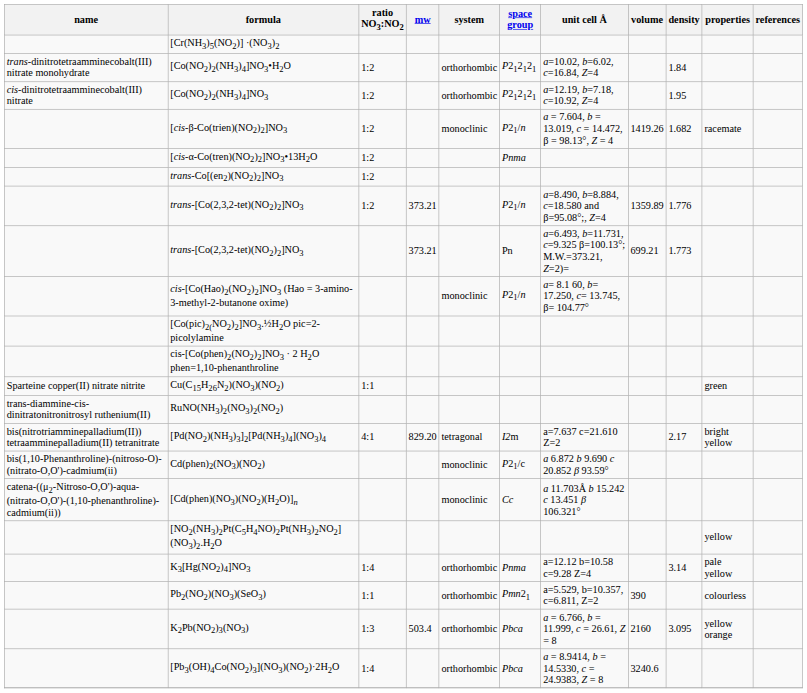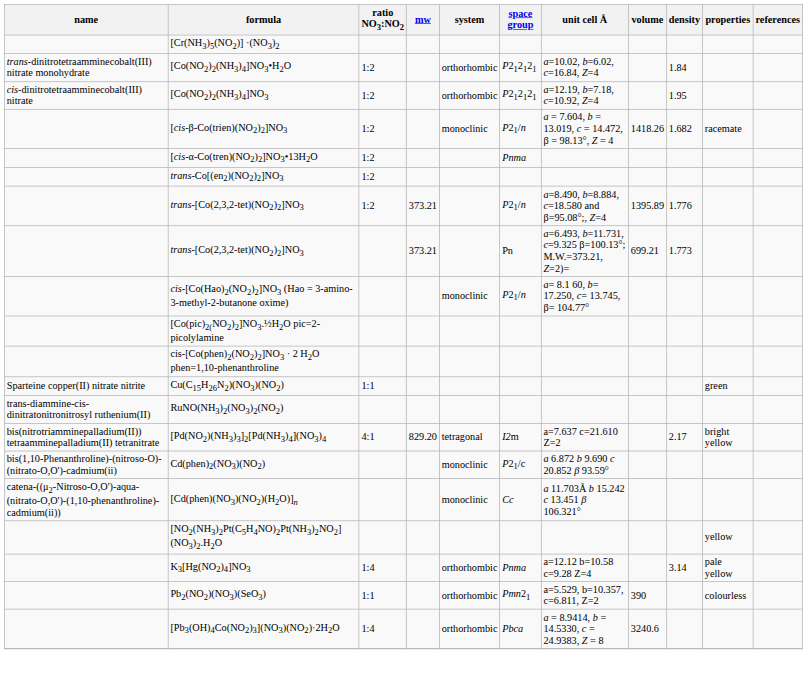(647, 129) 1419.26 -> (647, 129) 1418.26
(647, 206) 1359.89 -> (647, 206) 1395.89
- row: (209, 629)
